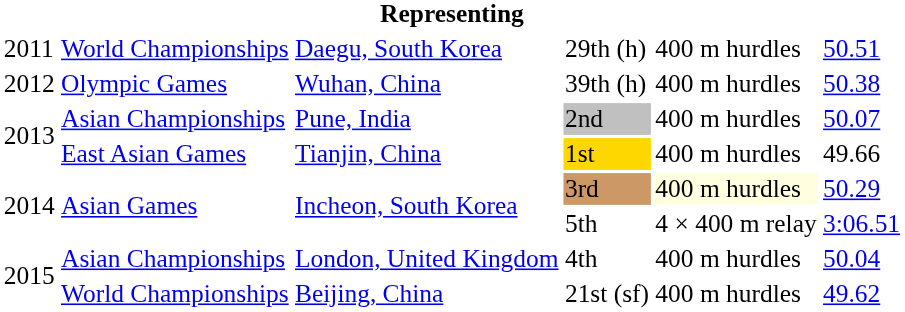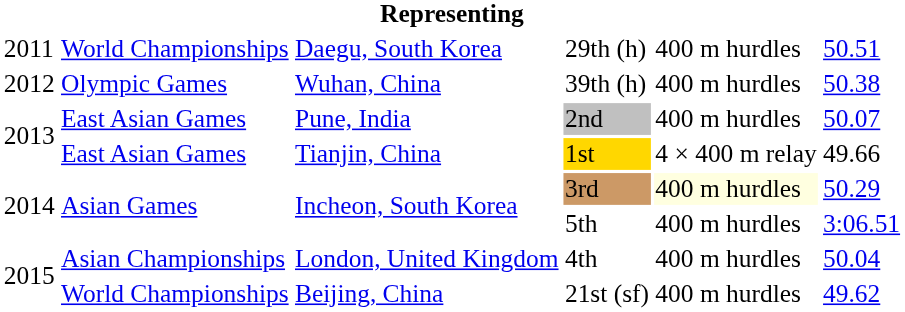(173, 118) Asian Championships -> (154, 118) East Asian Games
(728, 153) 400 m hurdles -> (736, 153) 4 × 400 m relay
(736, 223) 4 × 400 m relay -> (728, 223) 400 m hurdles
